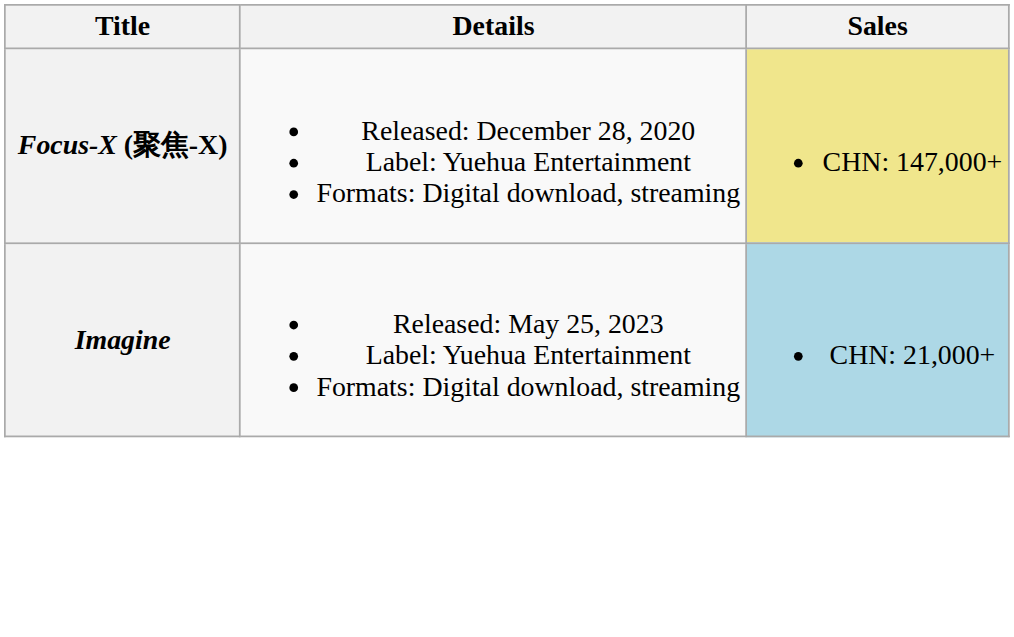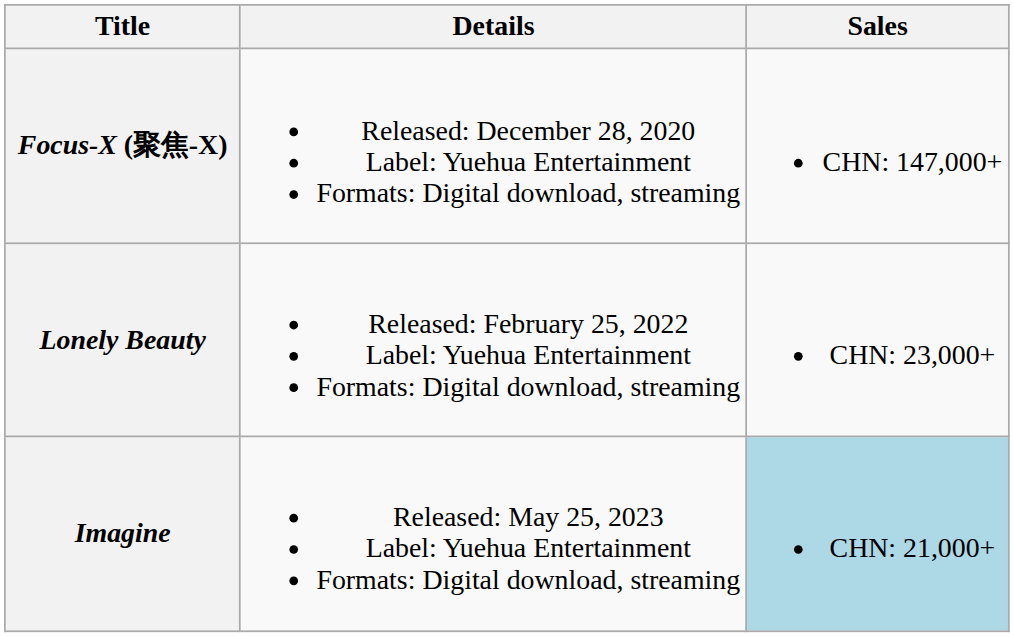(878, 162) khaki background -> (878, 162) no background
+ row: (123, 339)
